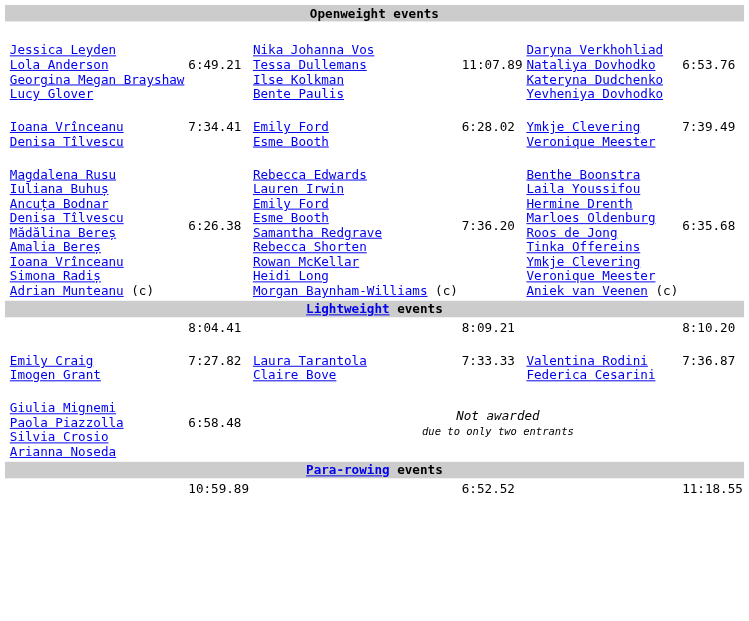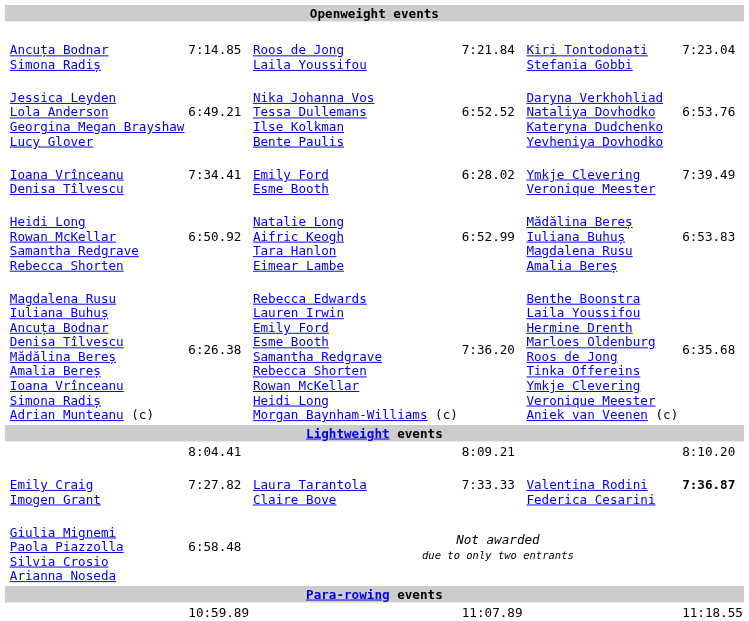+ row: (215, 50)
(492, 65) 11:07.89 -> (488, 112) 6:52.52
+ row: (215, 236)
(709, 360) normal -> (709, 485) bold
(488, 488) 6:52.52 -> (492, 613) 11:07.89
